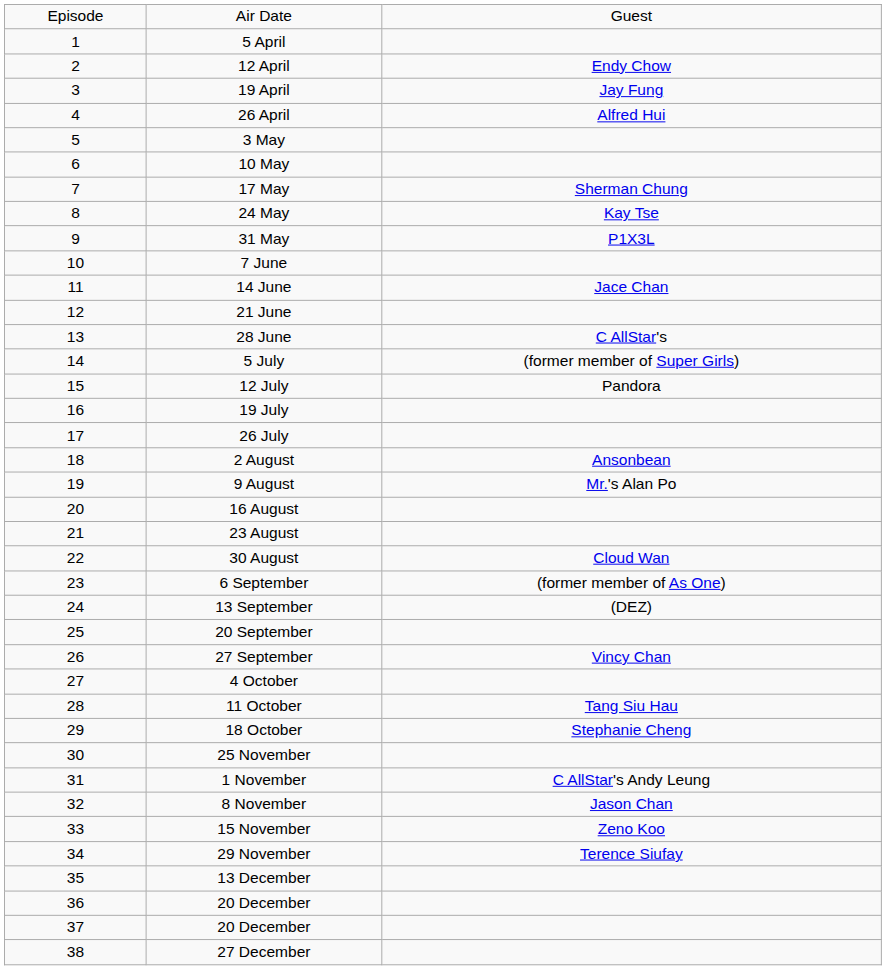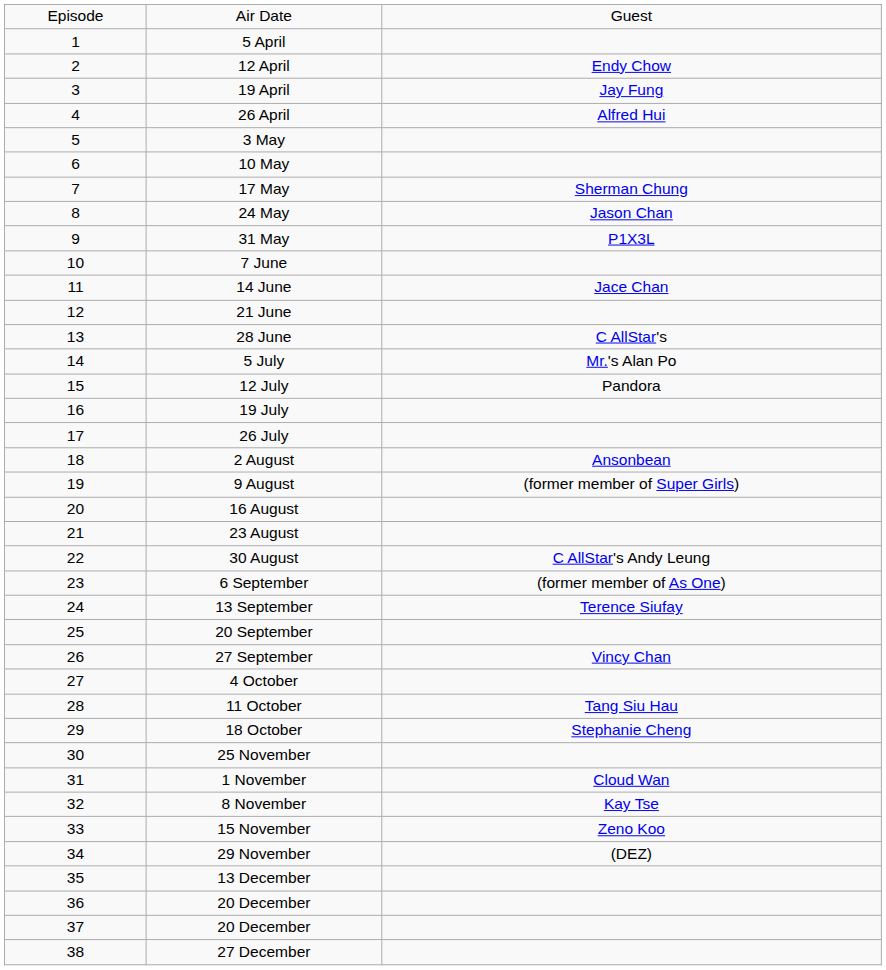(631, 213) Kay Tse -> (631, 213) Jason Chan
(631, 361) (former member of Super Girls) -> (631, 361) Mr.'s Alan Po
(631, 484) Mr.'s Alan Po -> (631, 484) (former member of Super Girls)
(631, 558) Cloud Wan -> (631, 558) C AllStar's Andy Leung
(631, 607) (DEZ) -> (631, 607) Terence Siufay
(631, 779) C AllStar's Andy Leung -> (631, 779) Cloud Wan
(631, 804) Jason Chan -> (631, 804) Kay Tse
(631, 853) Terence Siufay -> (631, 853) (DEZ)
